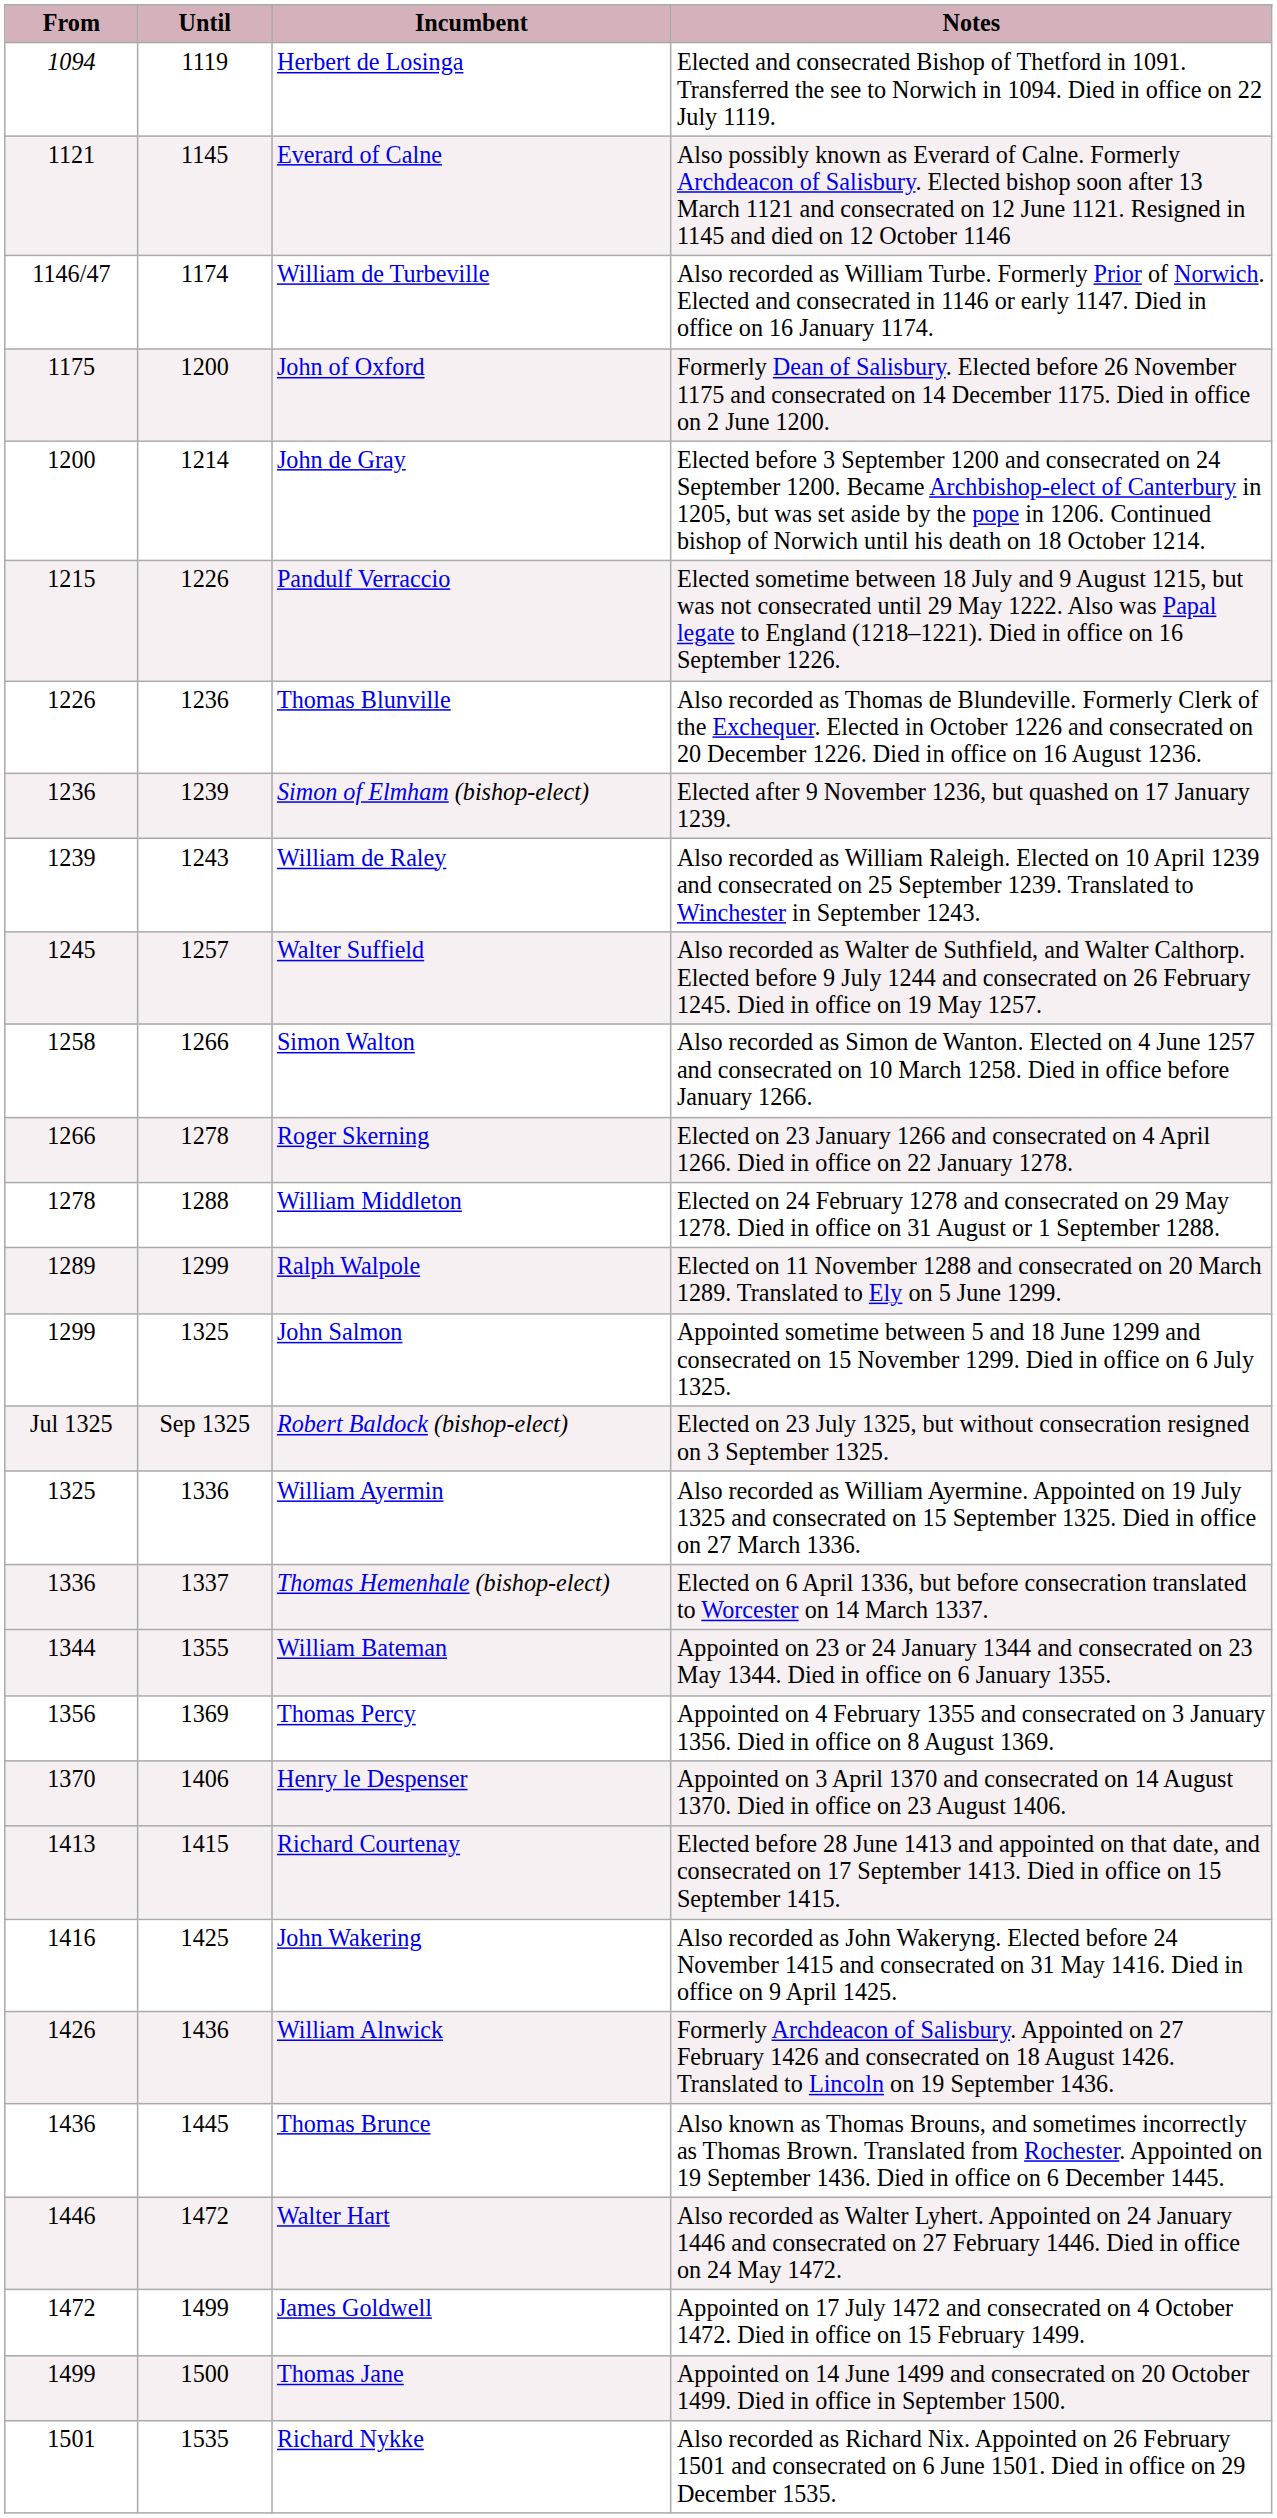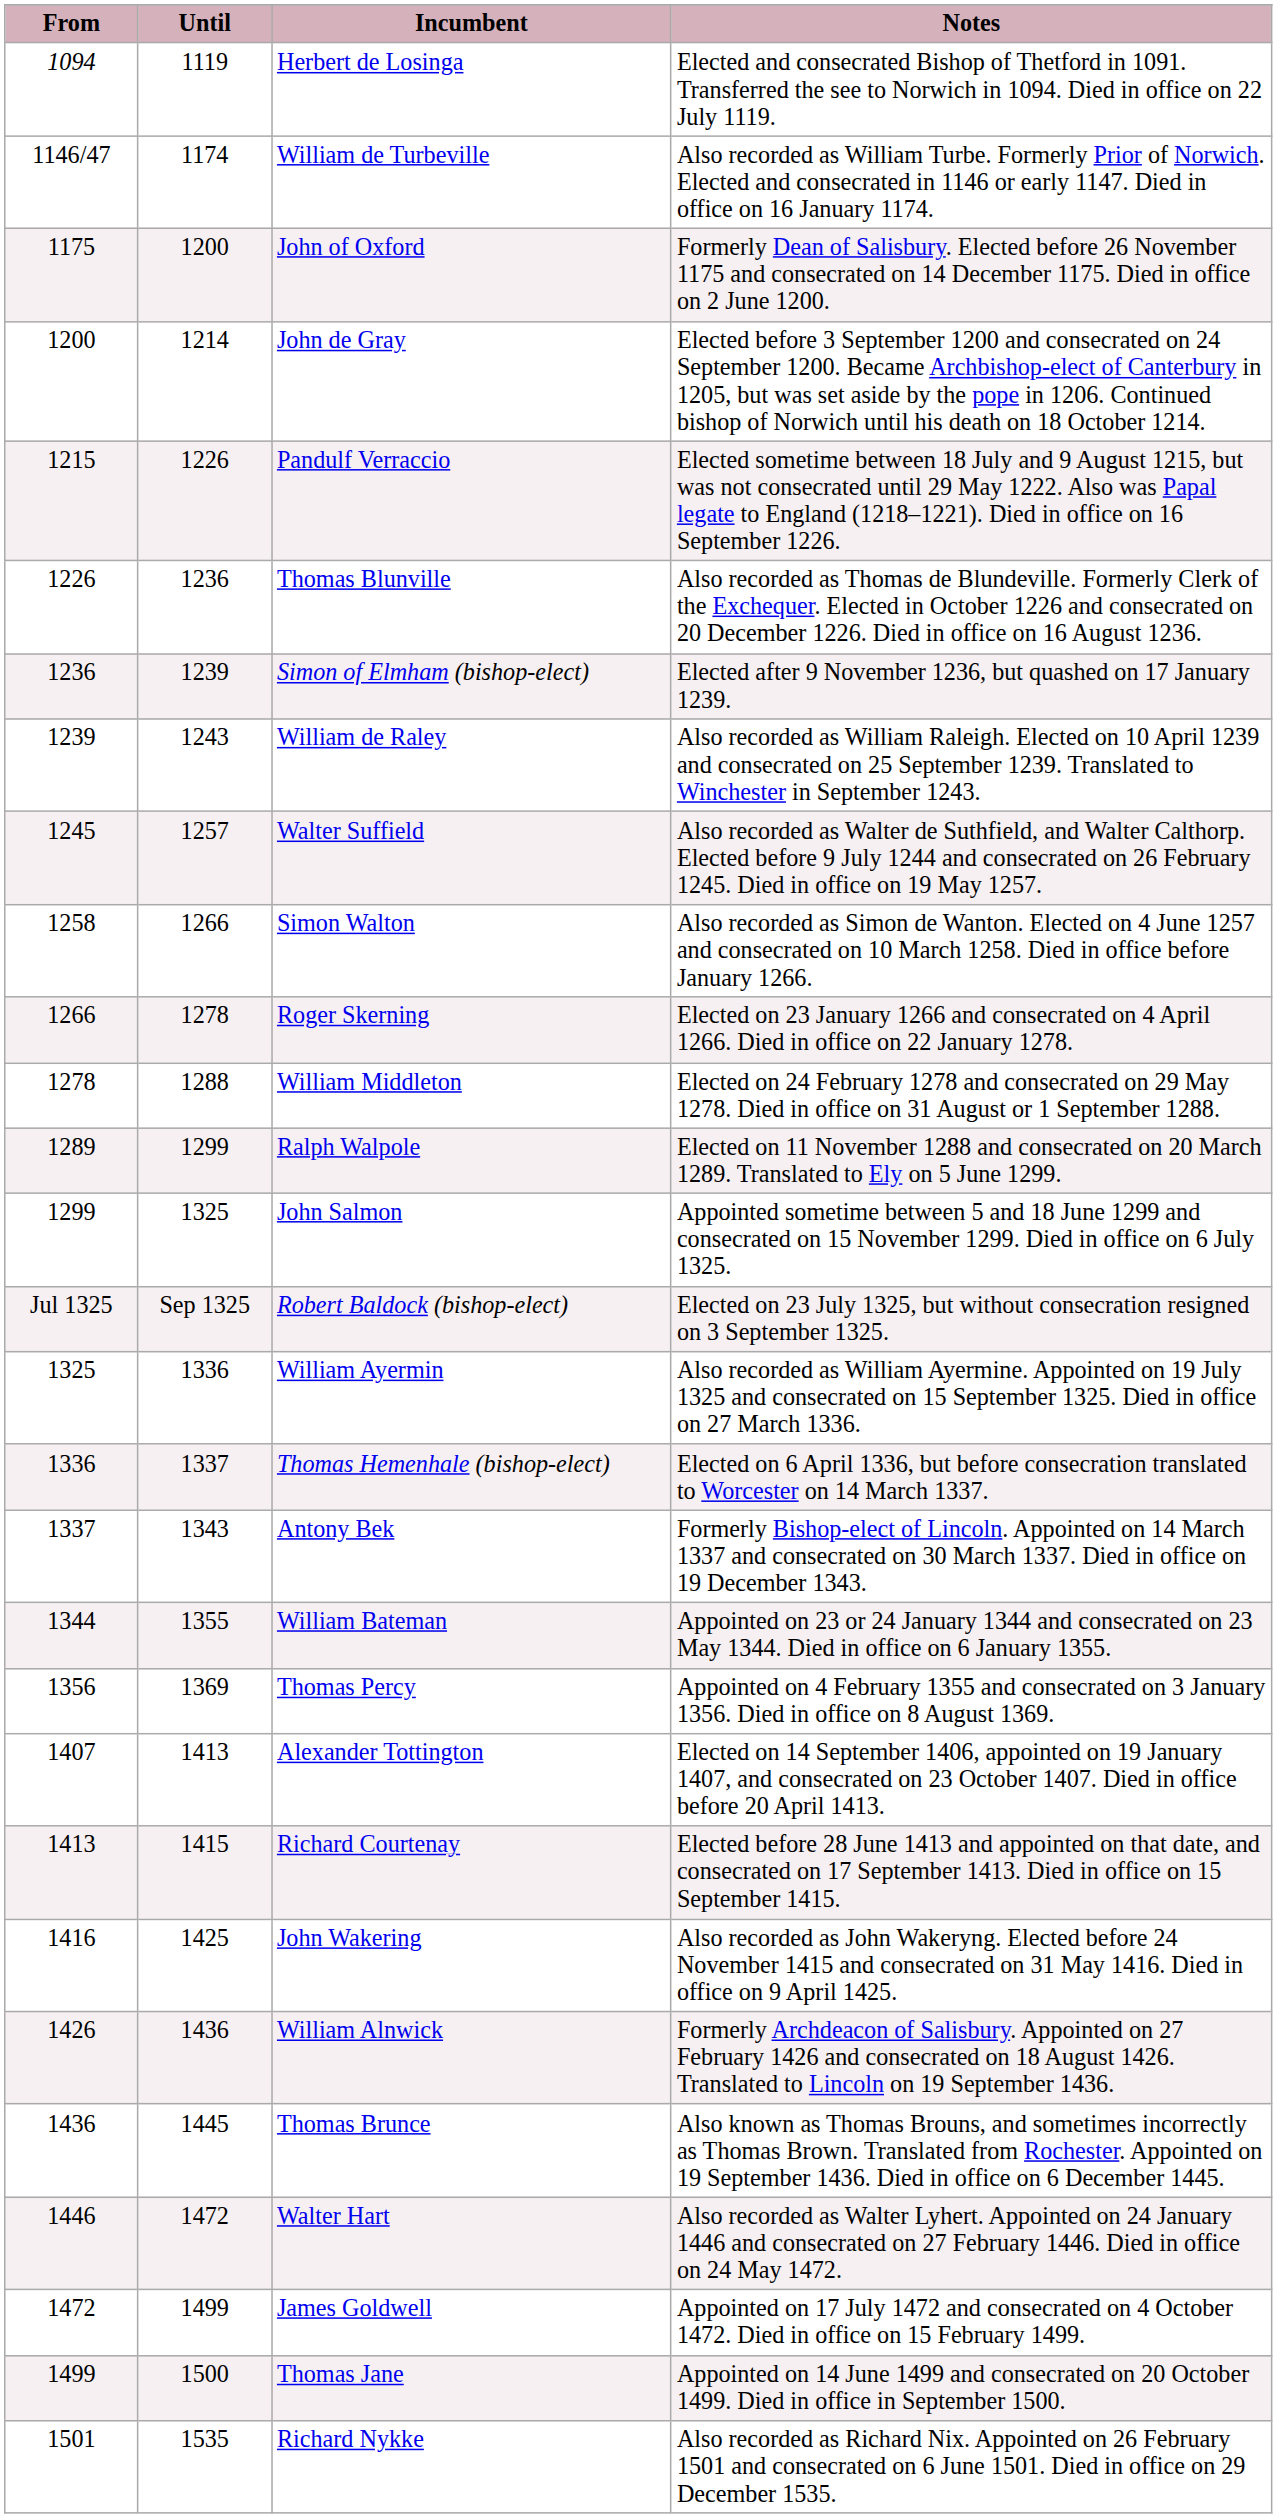- row: (359, 154)
+ row: (336, 1528)
- row: (372, 1779)
+ row: (380, 1752)
